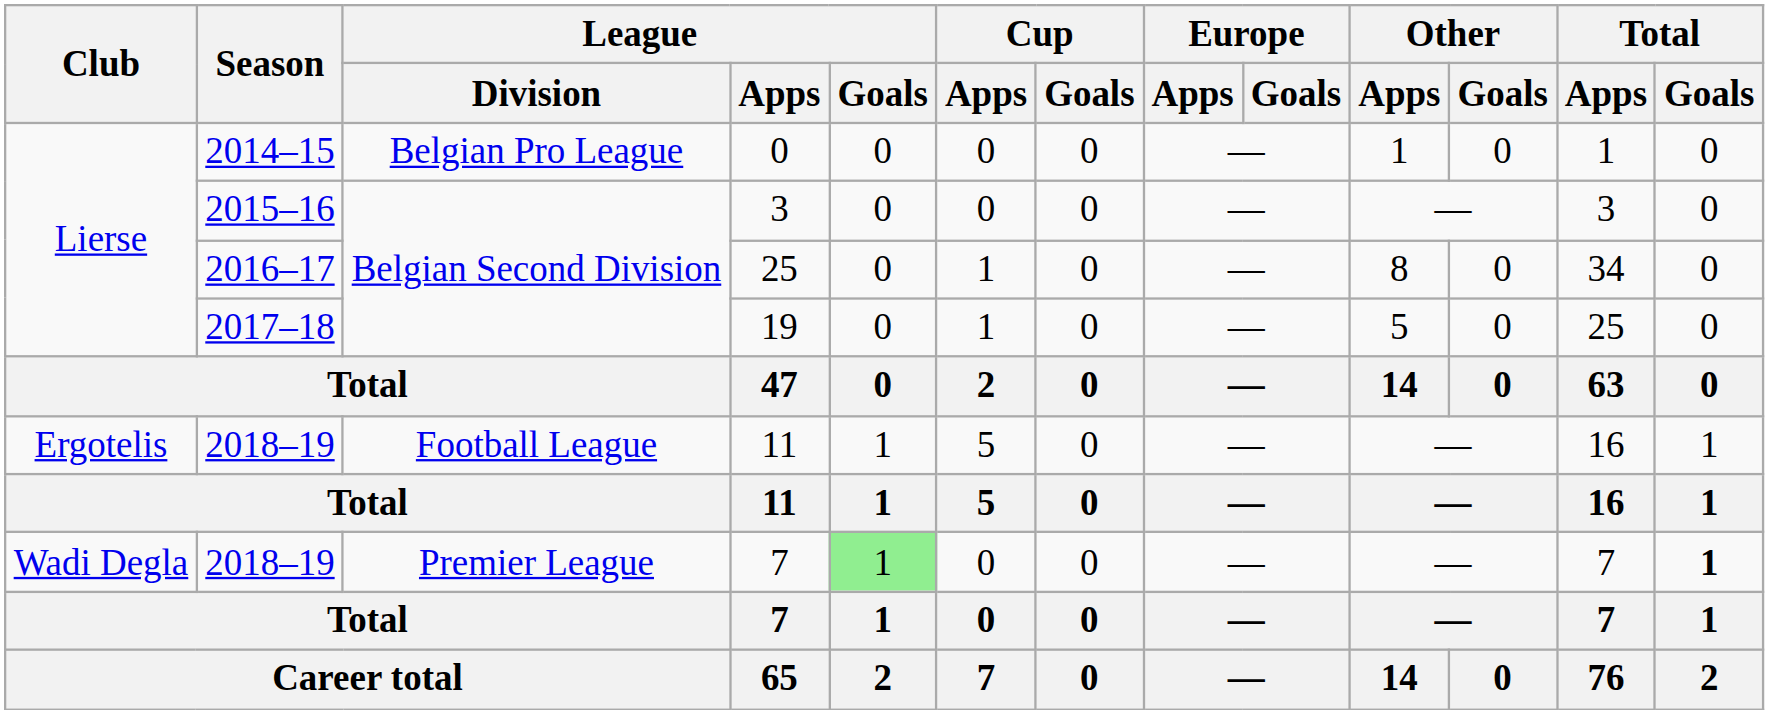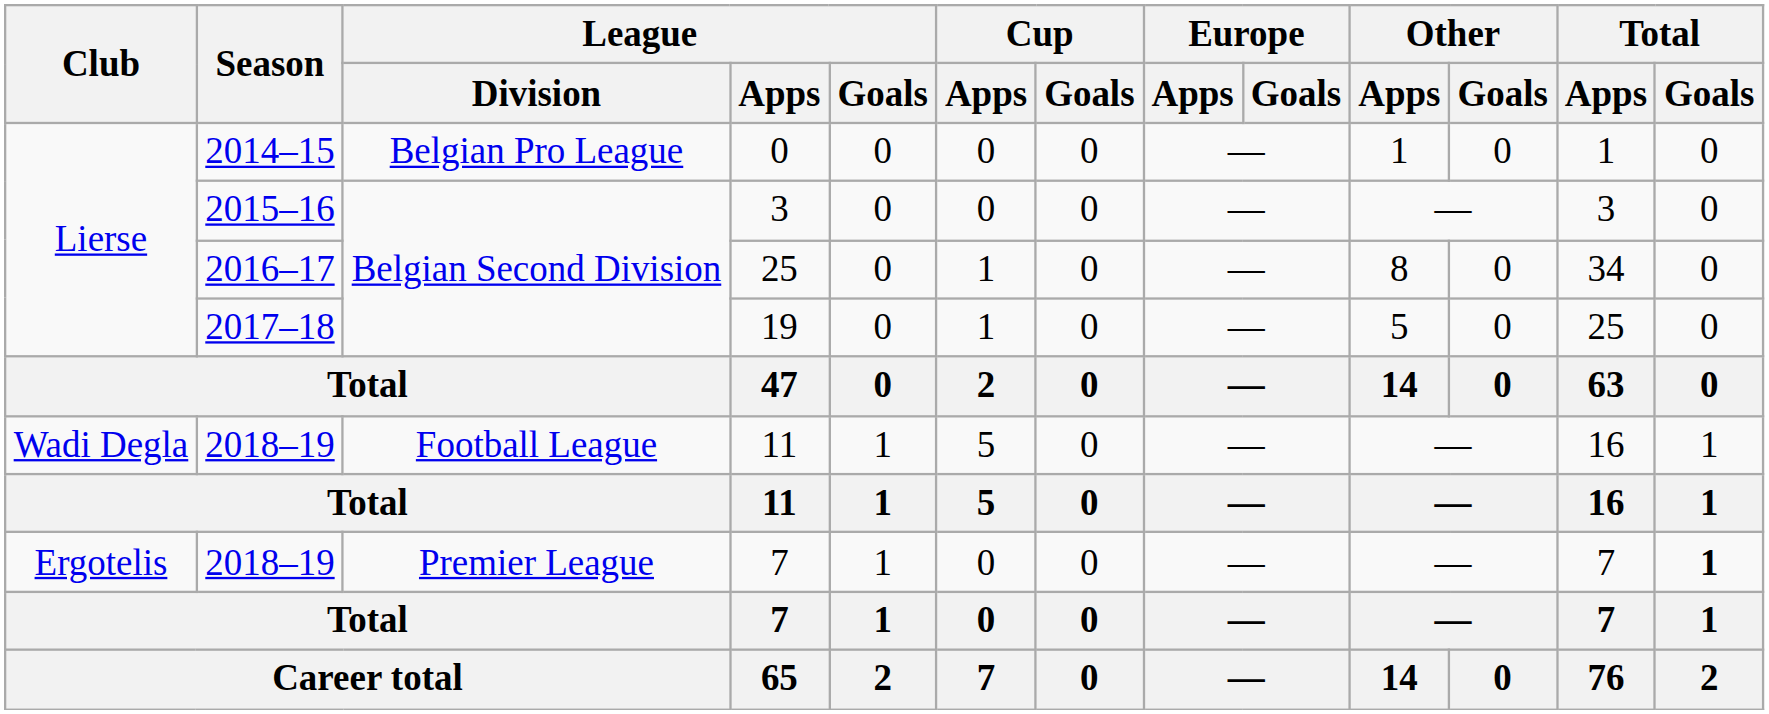(101, 444) Ergotelis -> (101, 444) Wadi Degla
(101, 561) Wadi Degla -> (101, 561) Ergotelis
(883, 561) lightgreen background -> (883, 561) no background
